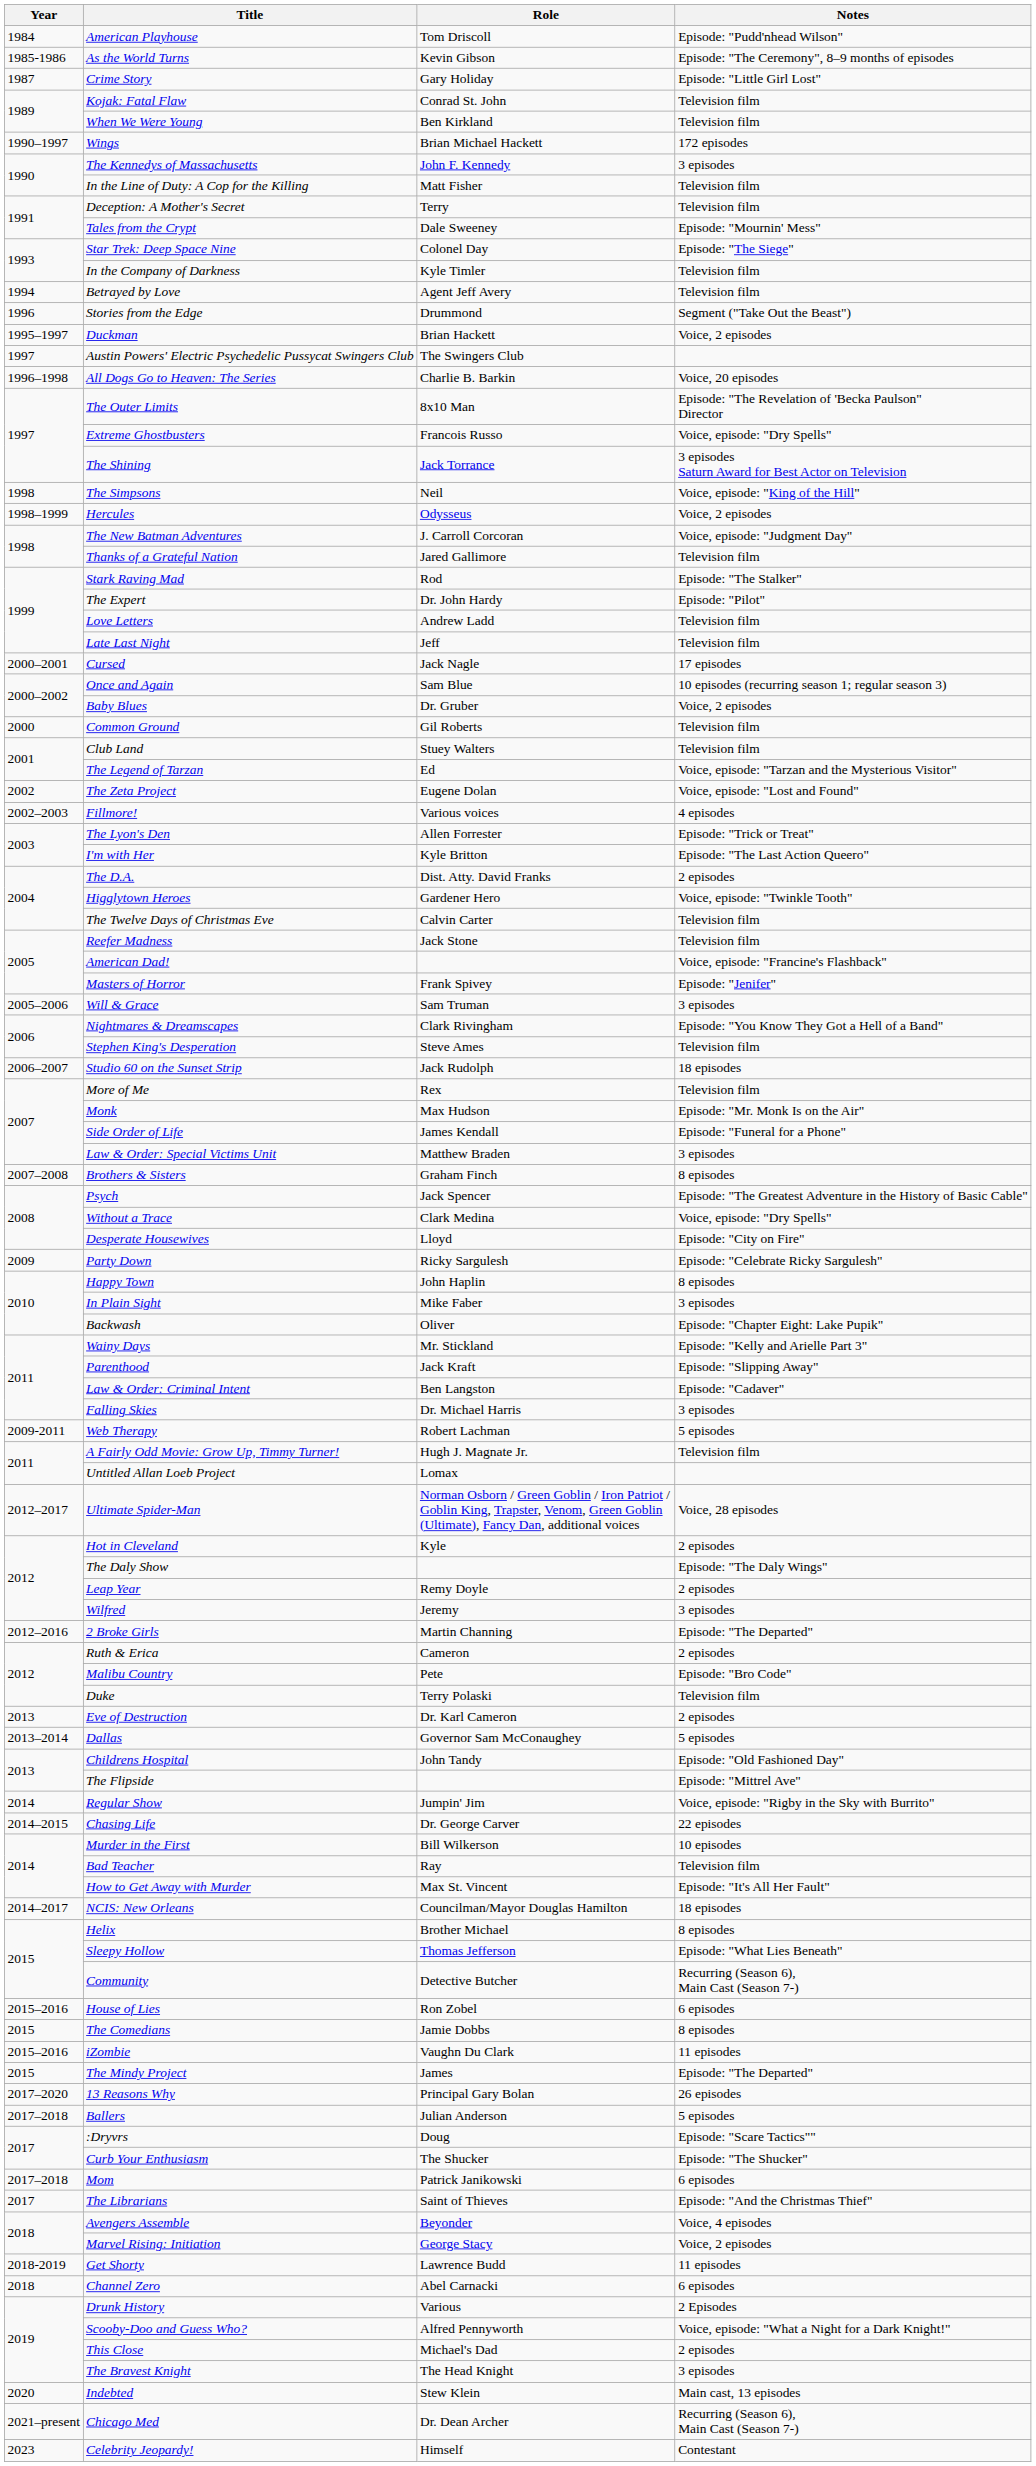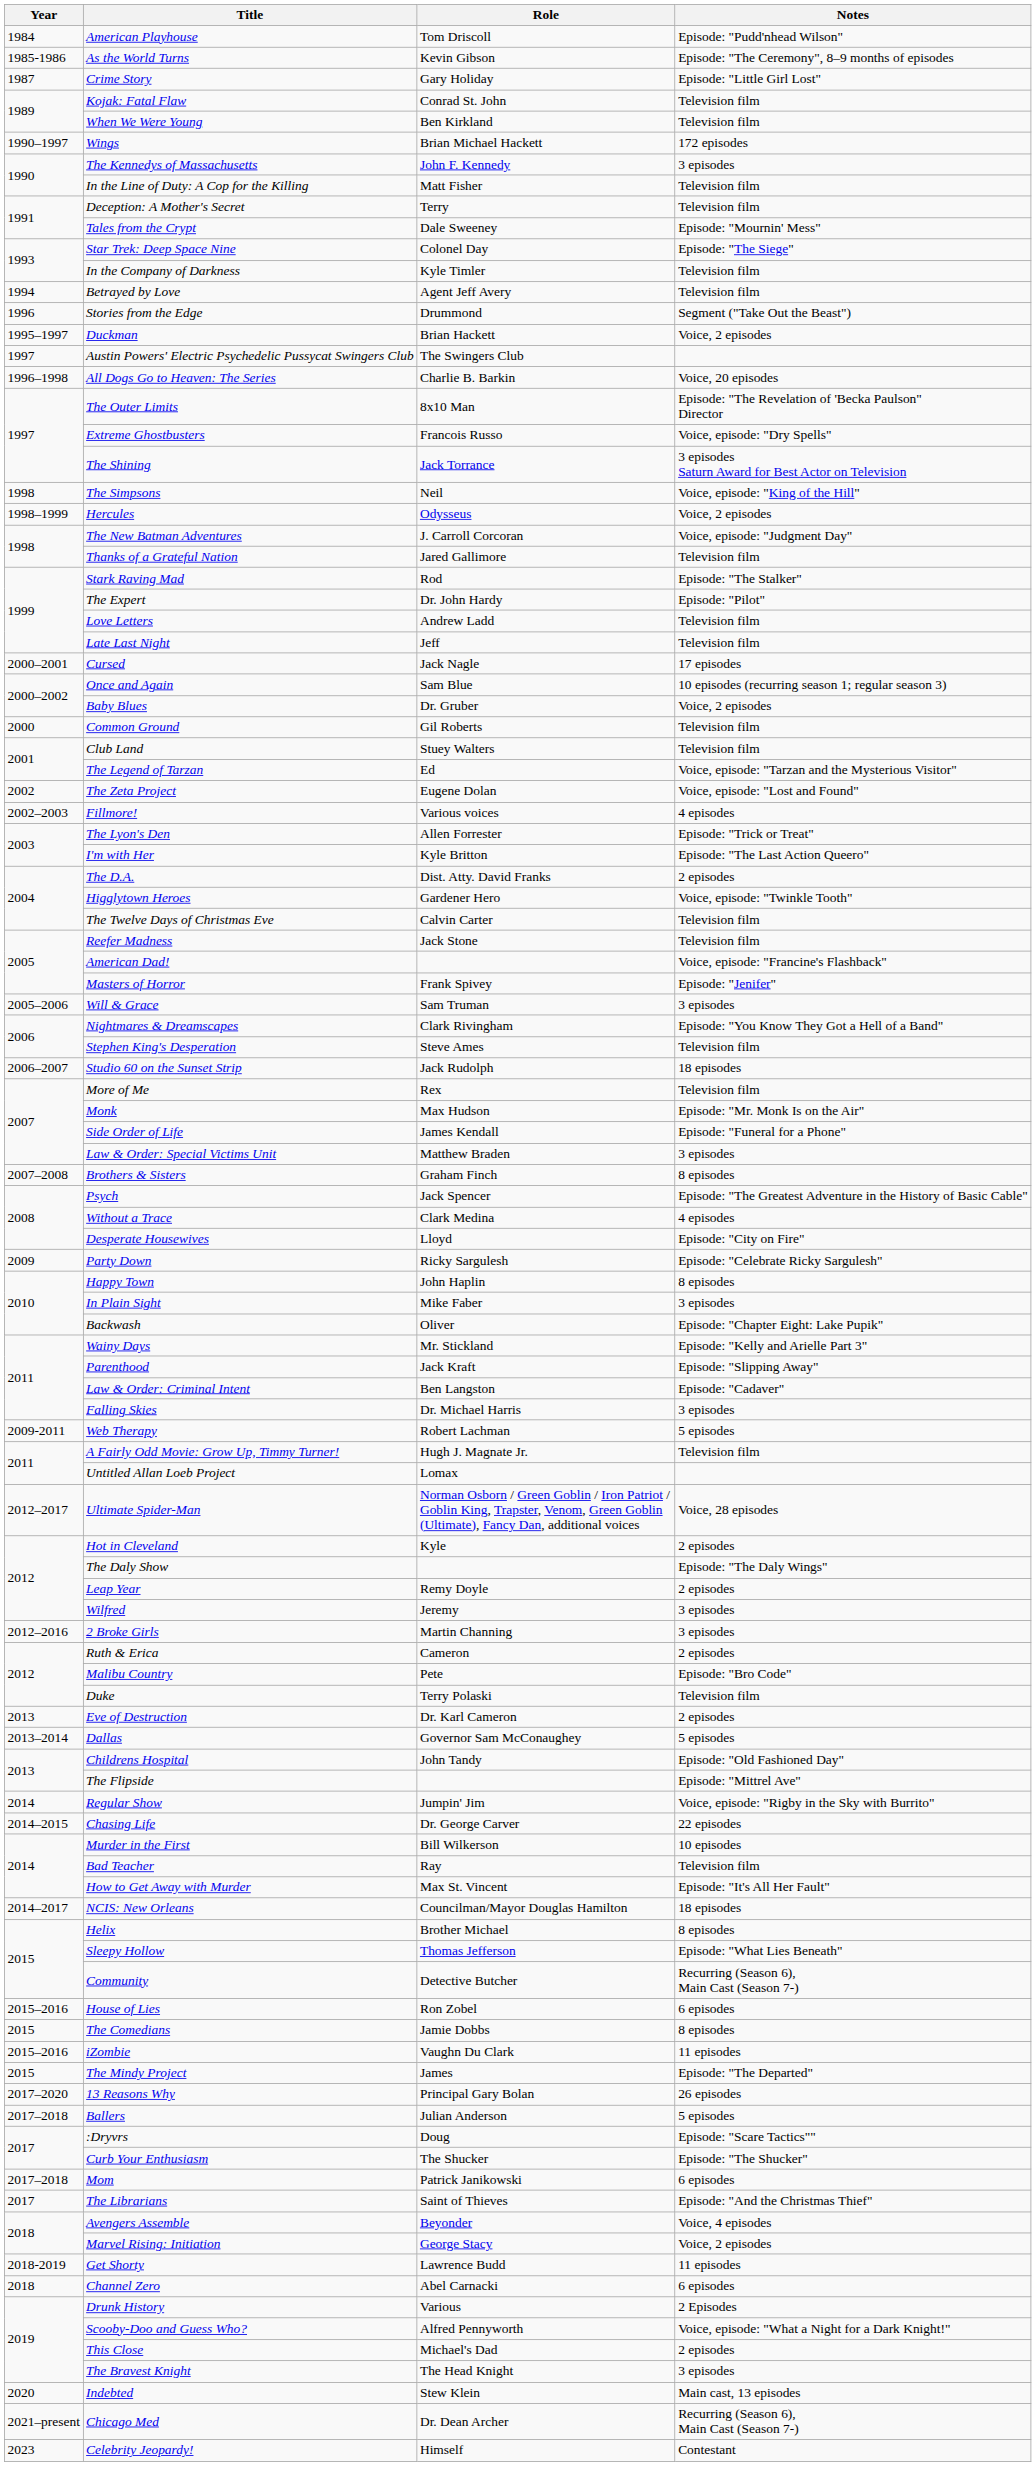(755, 1217) Voice, episode: "Dry Spells" -> (706, 1217) 4 episodes
(746, 1631) Episode: "The Departed" -> (706, 1631) 3 episodes
